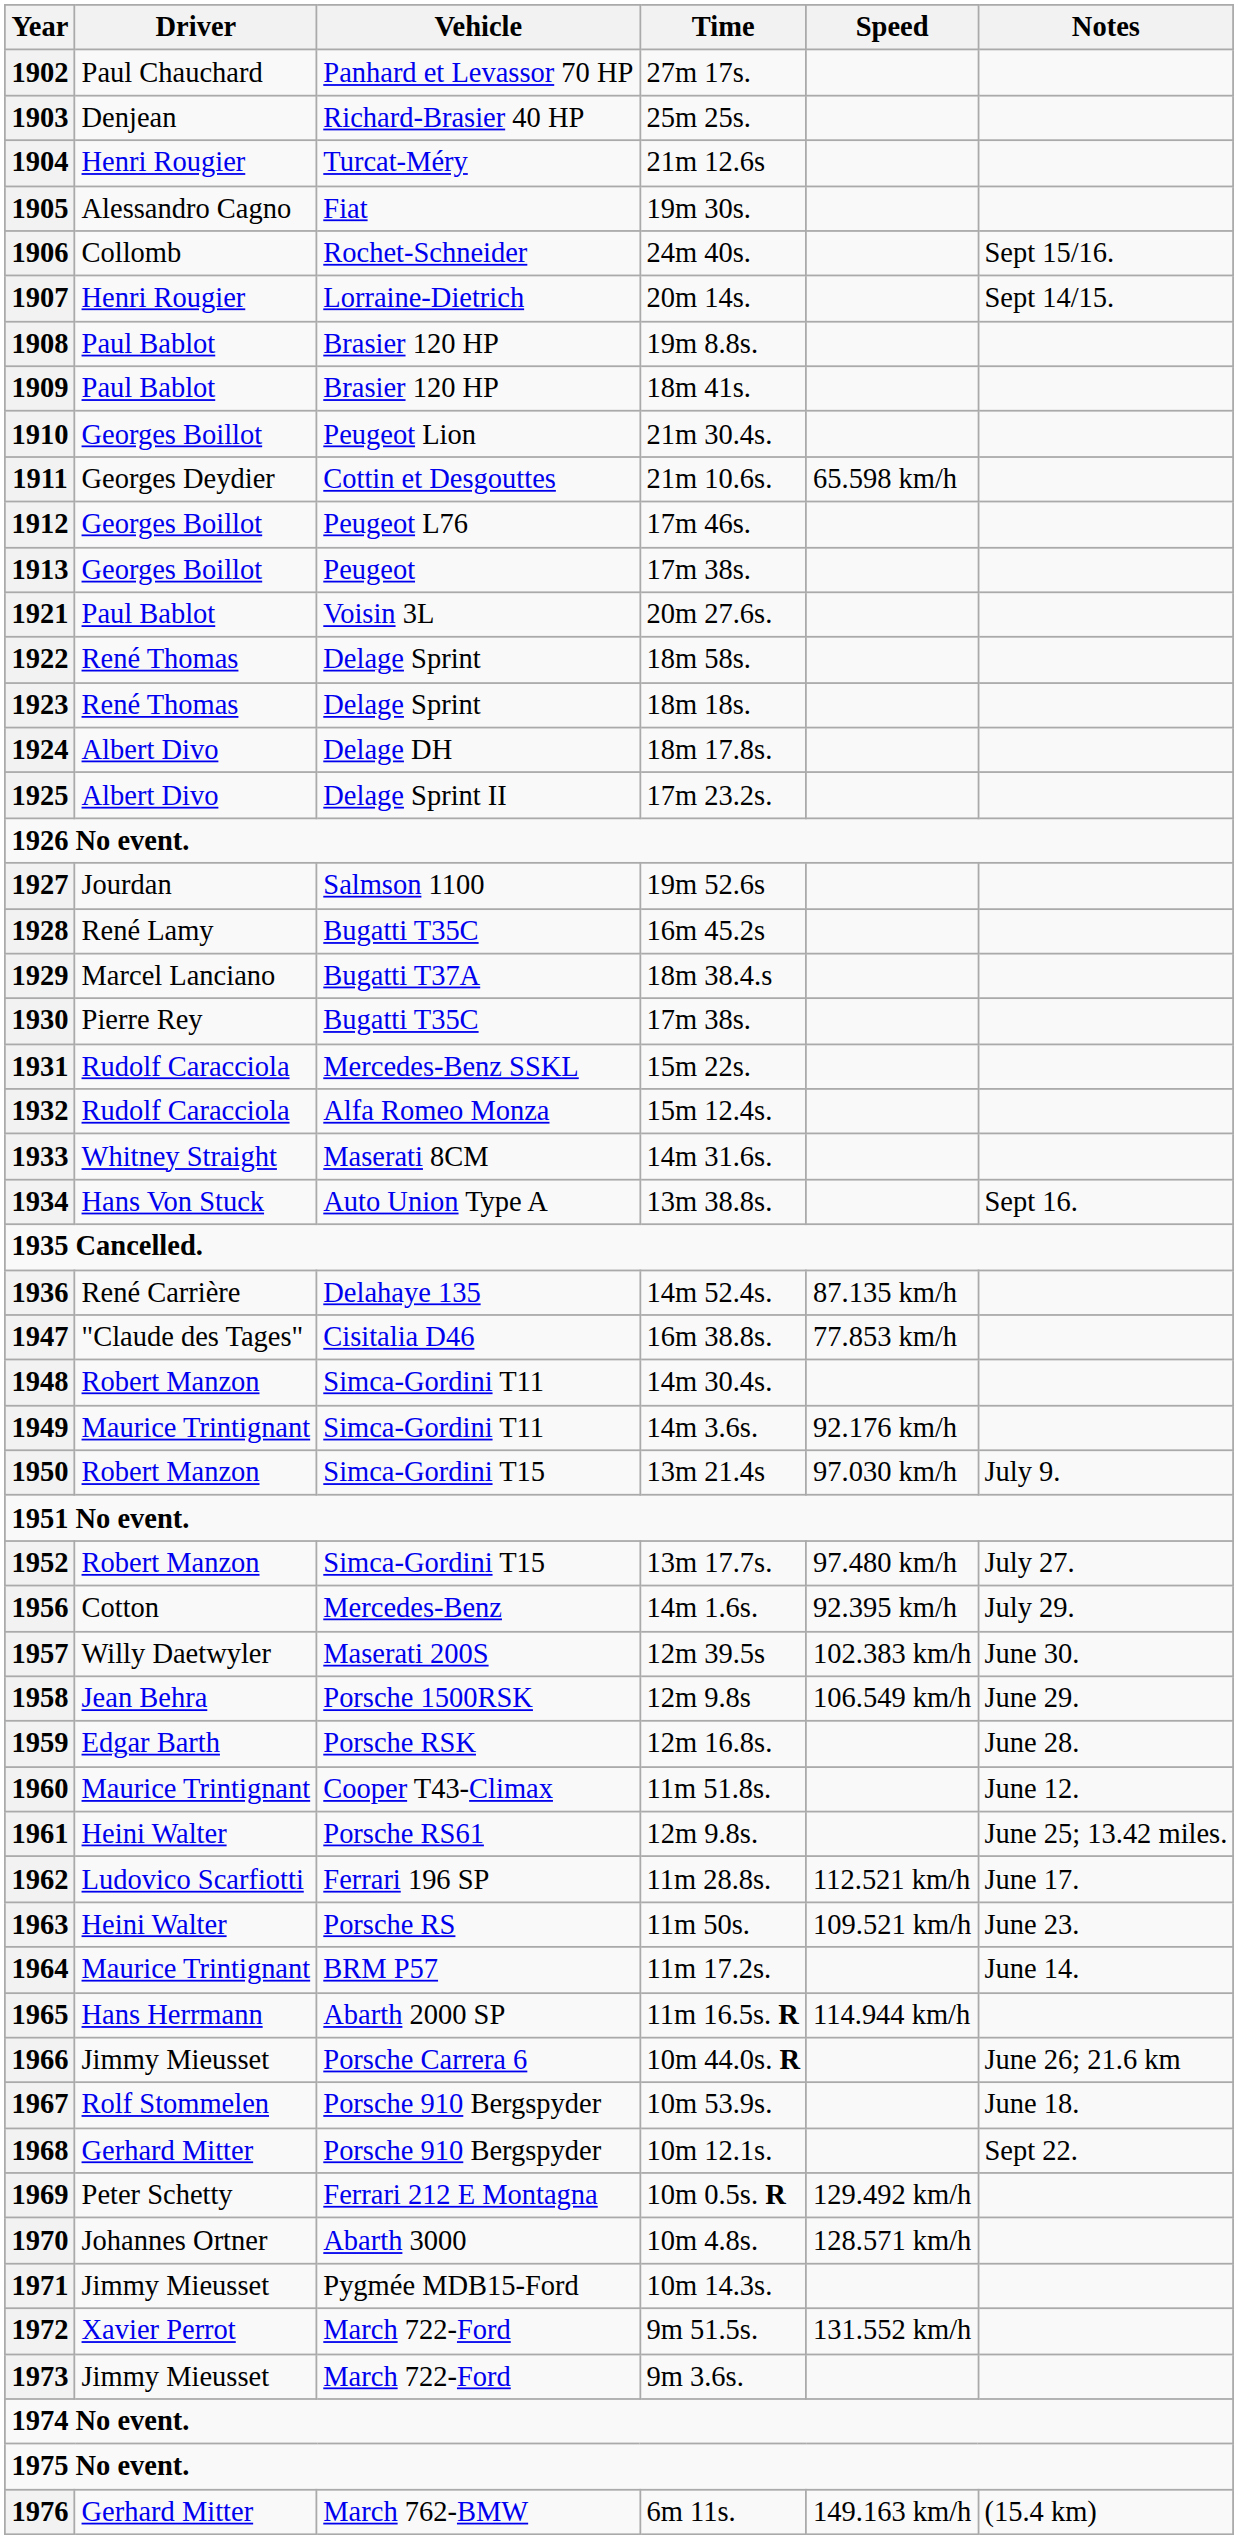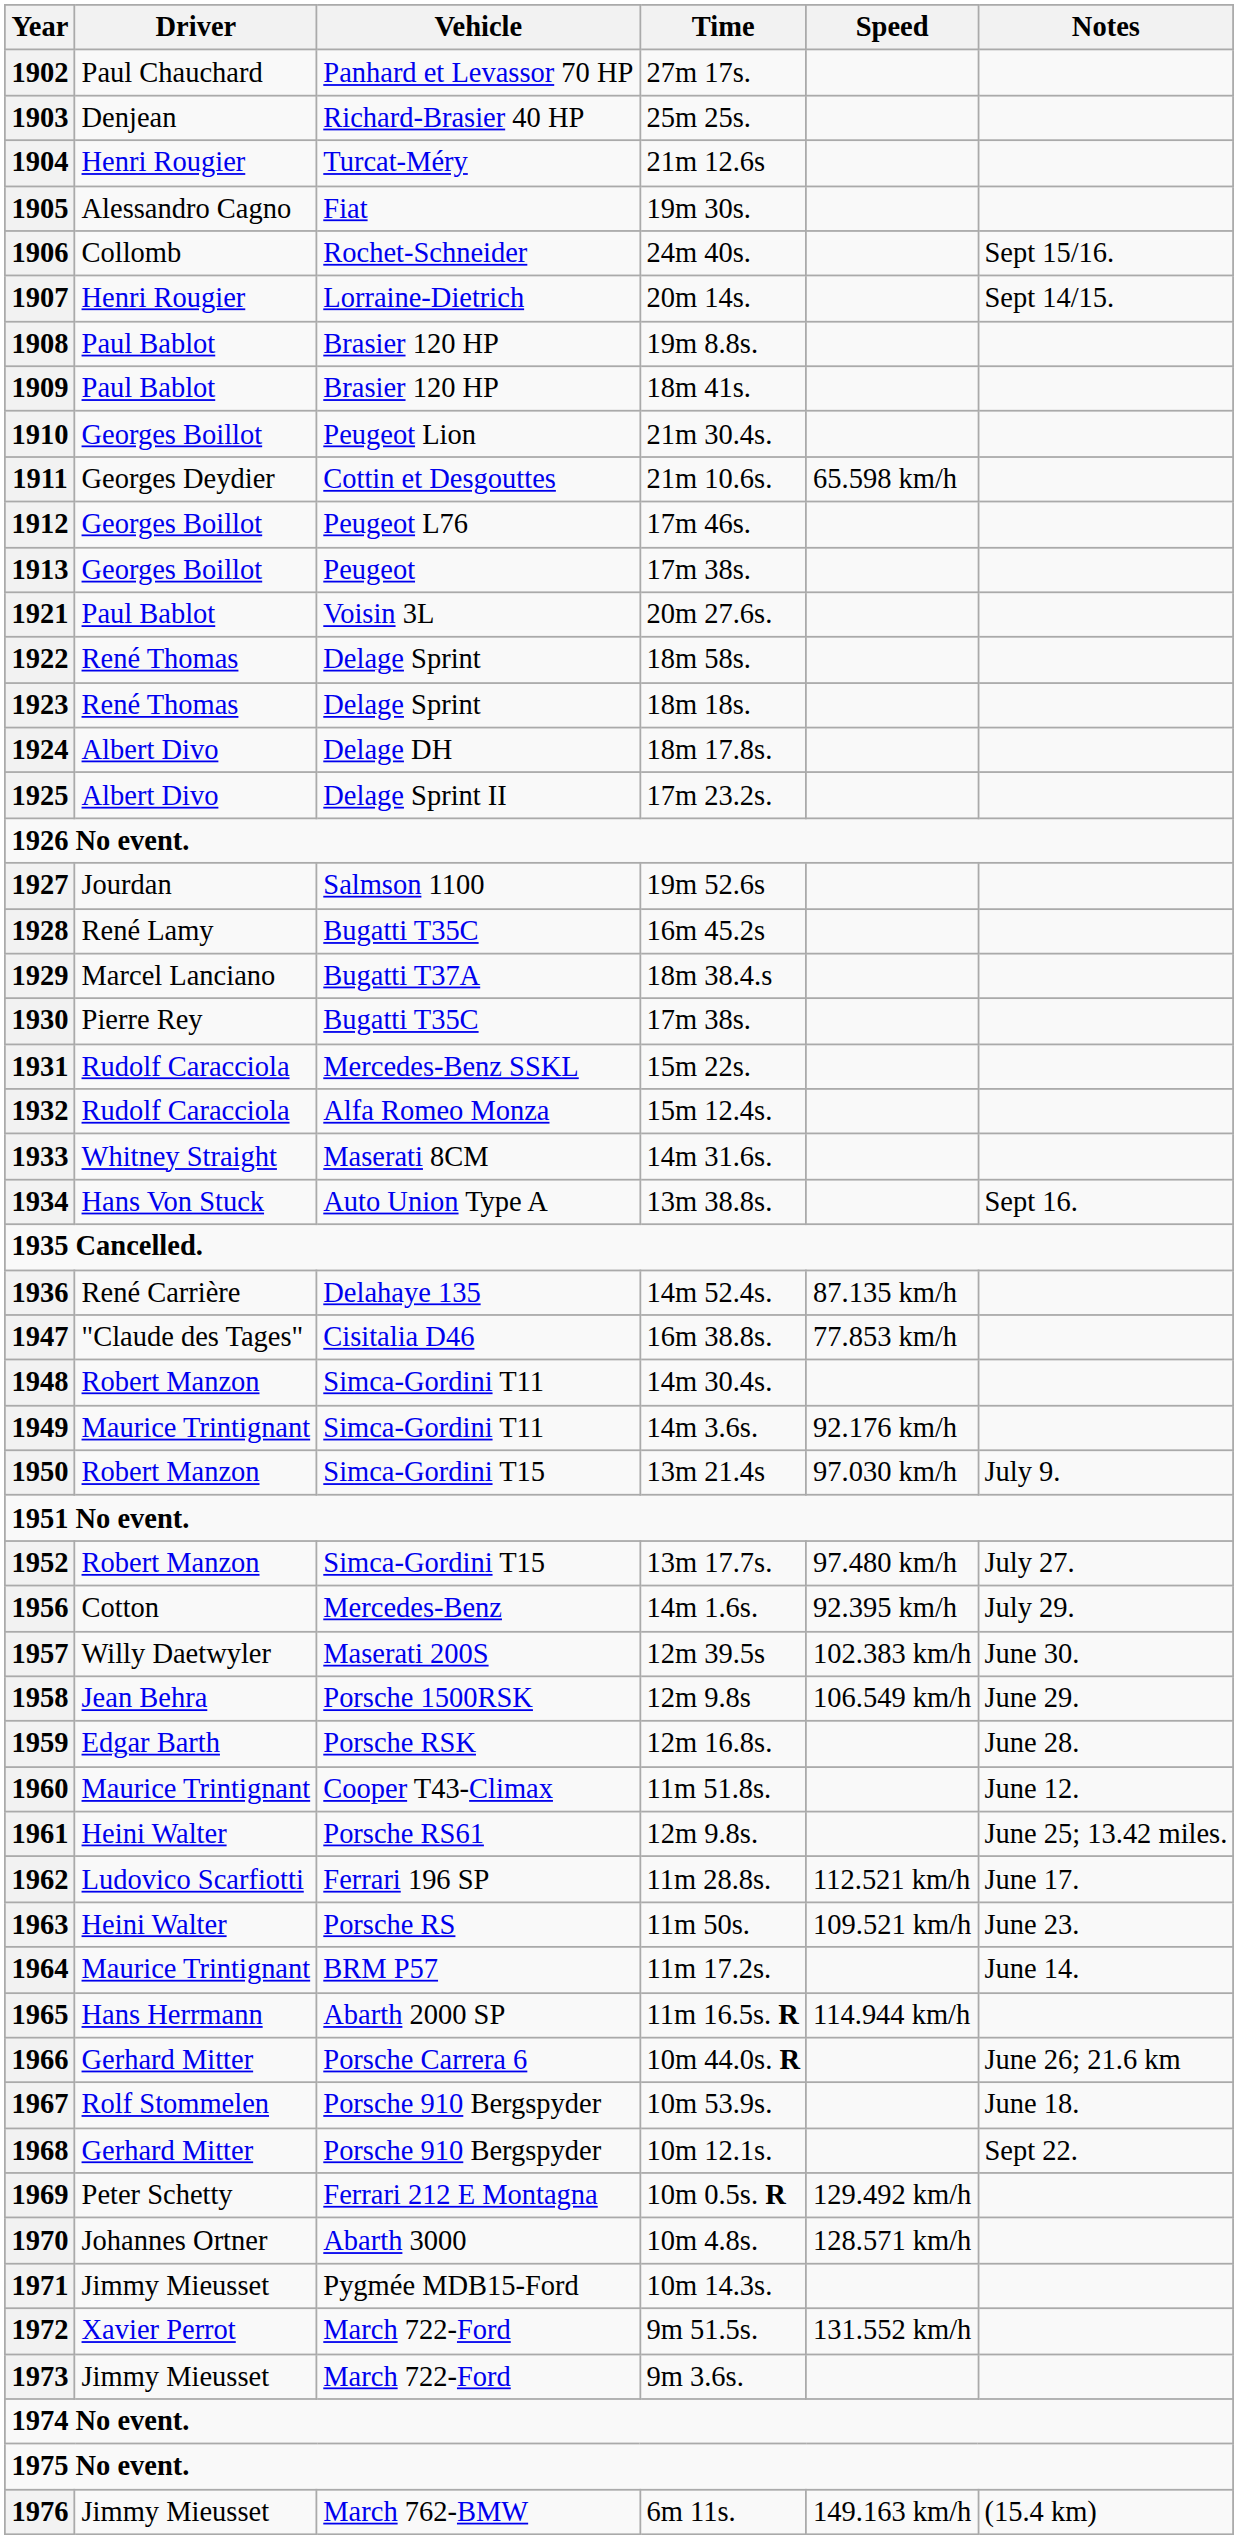(175, 2059) Jimmy Mieusset -> (167, 2059) Gerhard Mitter
(167, 2511) Gerhard Mitter -> (175, 2511) Jimmy Mieusset
